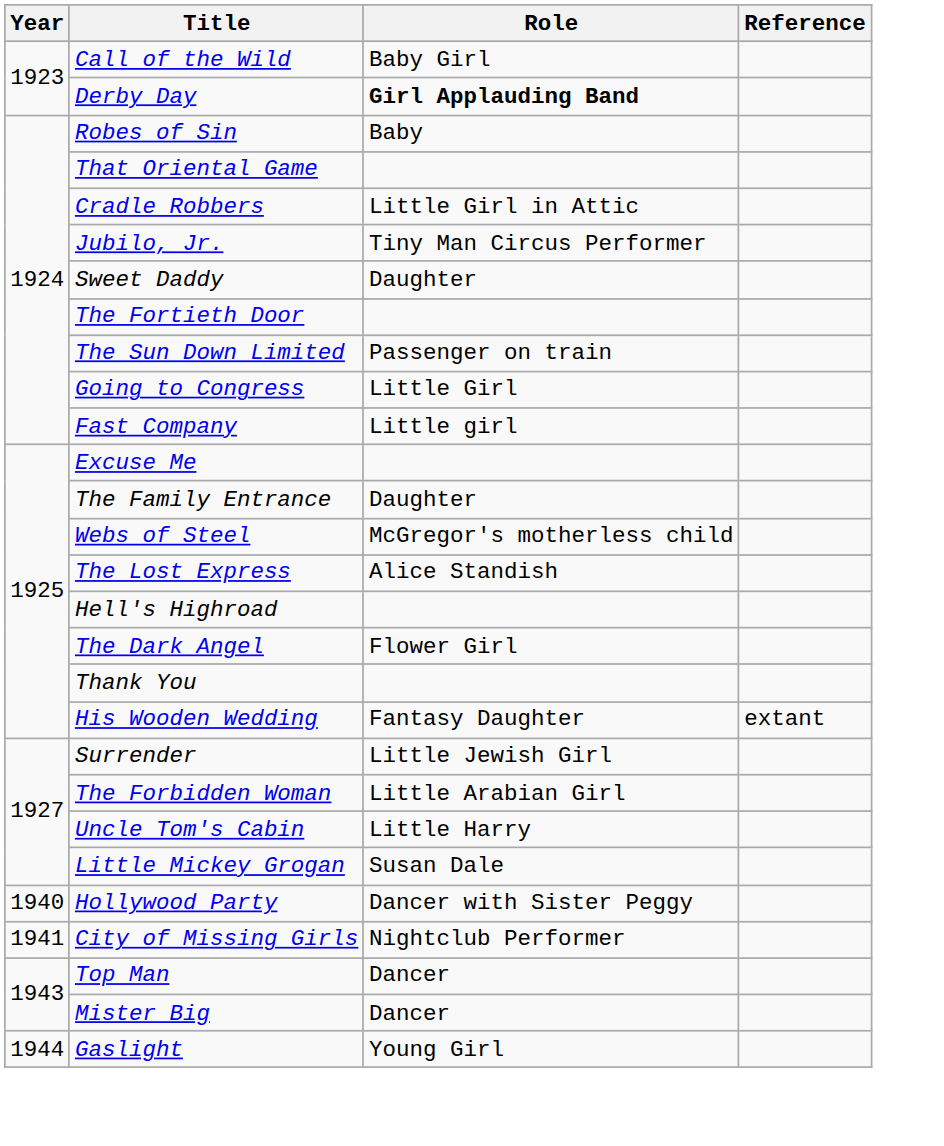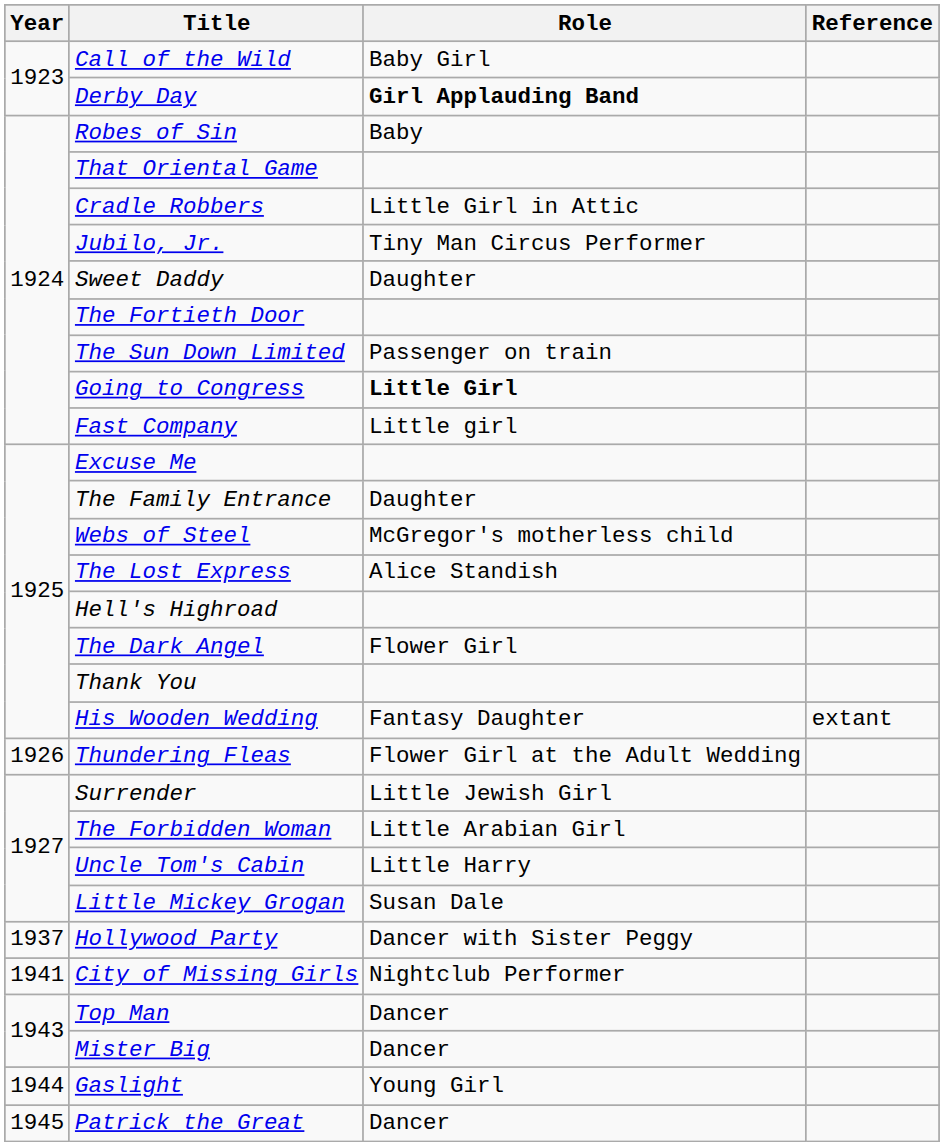(443, 390) normal -> (443, 390) bold
+ row: (183, 756)
(37, 903) 1940 -> (37, 940) 1937
+ row: (190, 1123)
